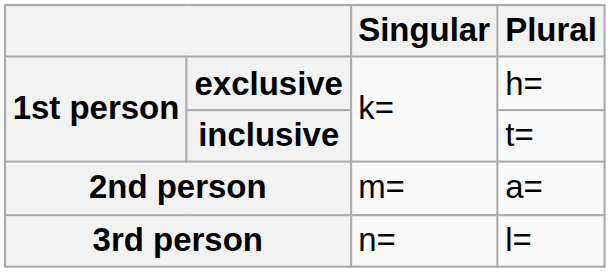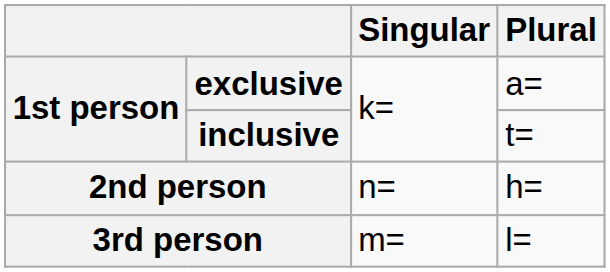(524, 82) h= -> (524, 82) a=
(382, 187) m= -> (377, 187) n=
(524, 187) a= -> (524, 187) h=
(377, 239) n= -> (382, 239) m=
